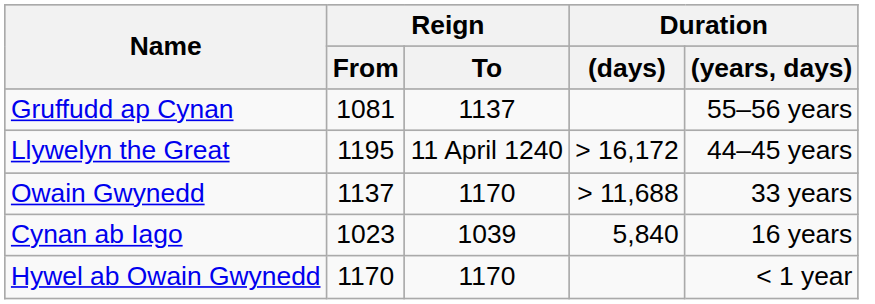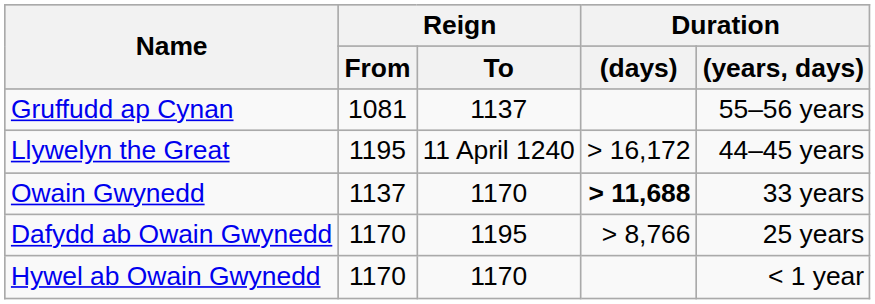(628, 192) normal -> (639, 192) bold
+ row: (172, 234)
- row: (97, 234)
